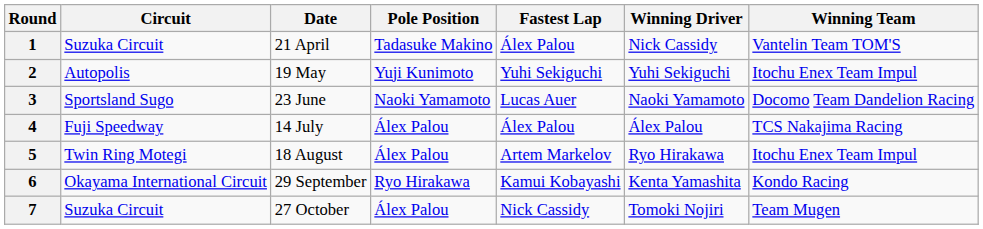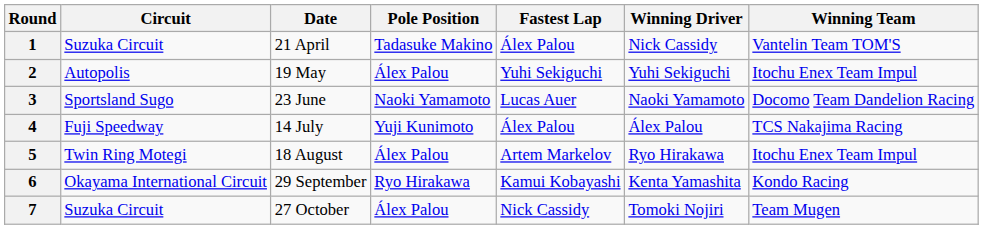(424, 72) Yuji Kunimoto -> (411, 72) Álex Palou
(411, 127) Álex Palou -> (424, 127) Yuji Kunimoto
